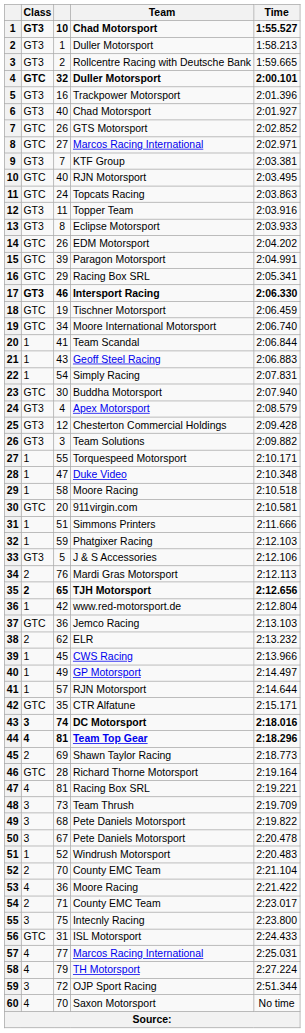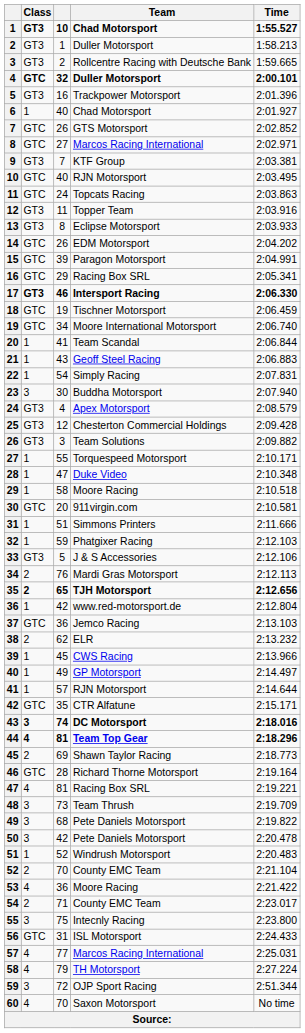(34, 111) GT3 -> (26, 111) 1
(35, 392) GTC -> (26, 392) 3
(62, 838) 67 -> (62, 838) 42
